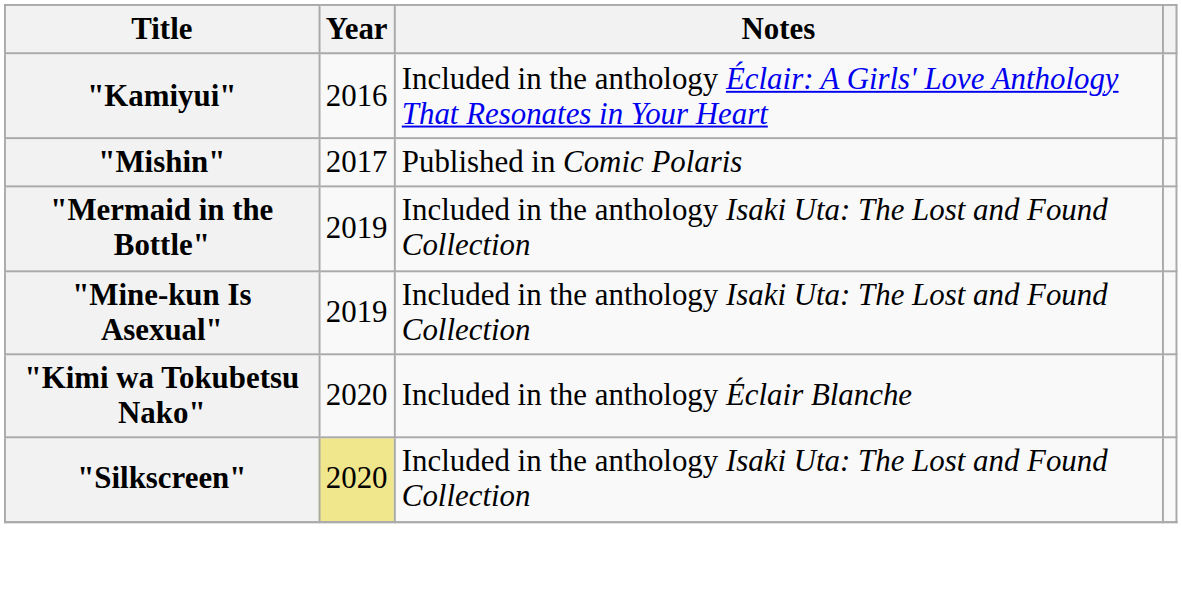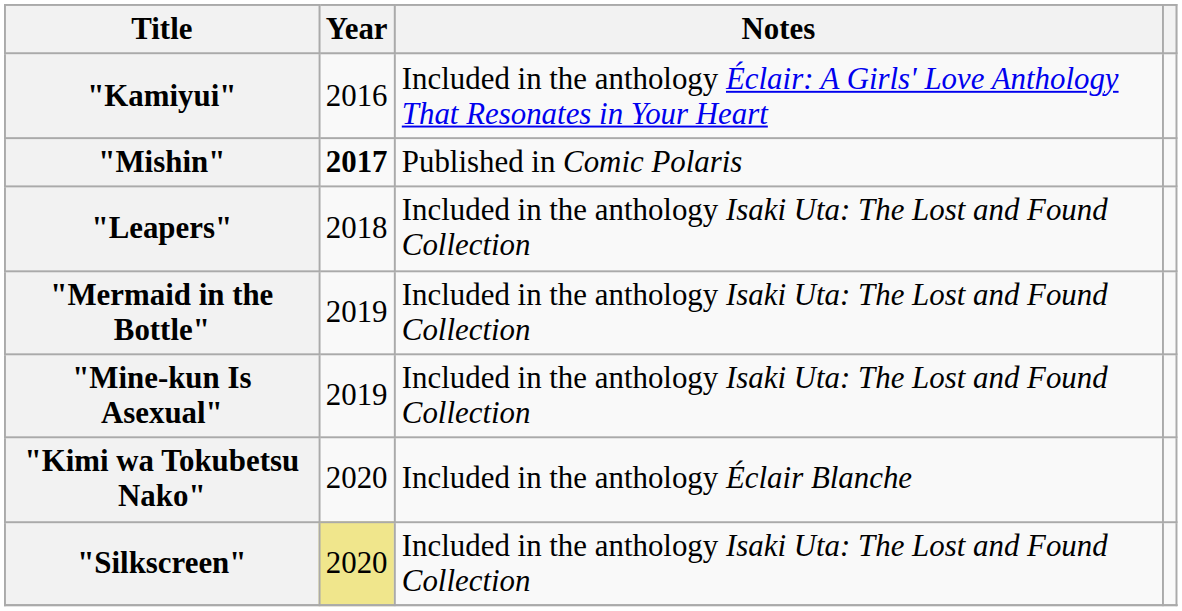(357, 161) normal -> (357, 161) bold
+ row: (162, 228)
